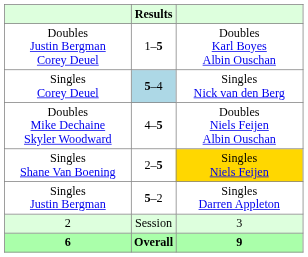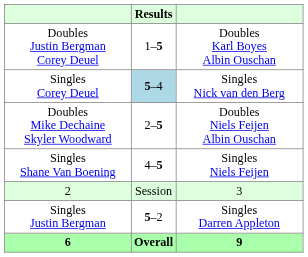(154, 125) 4–5 -> (154, 125) 2–5
(154, 165) 2–5 -> (154, 165) 4–5
(239, 165) gold background -> (239, 165) no background
rows swapped: (68, 197) <-> (68, 223)
